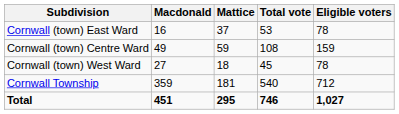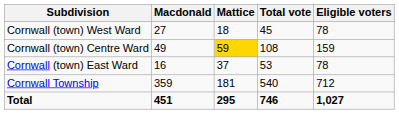rows swapped: (72, 30) <-> (74, 65)
(223, 48) no background -> (223, 48) gold background
